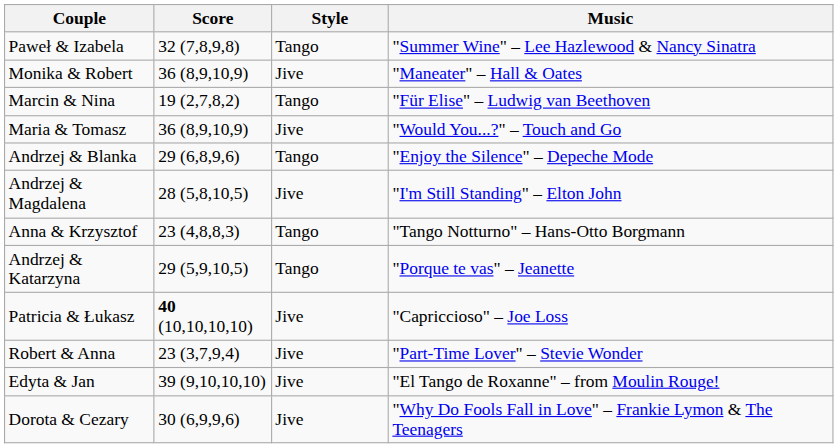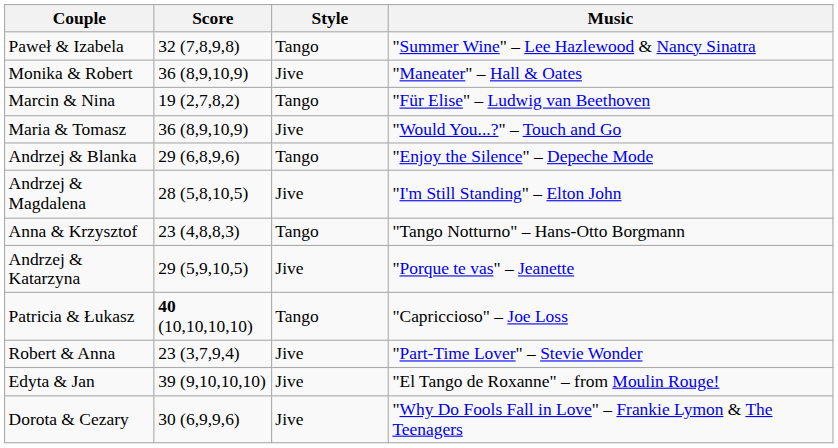(297, 269) Tango -> (289, 269) Jive
(289, 316) Jive -> (297, 316) Tango
